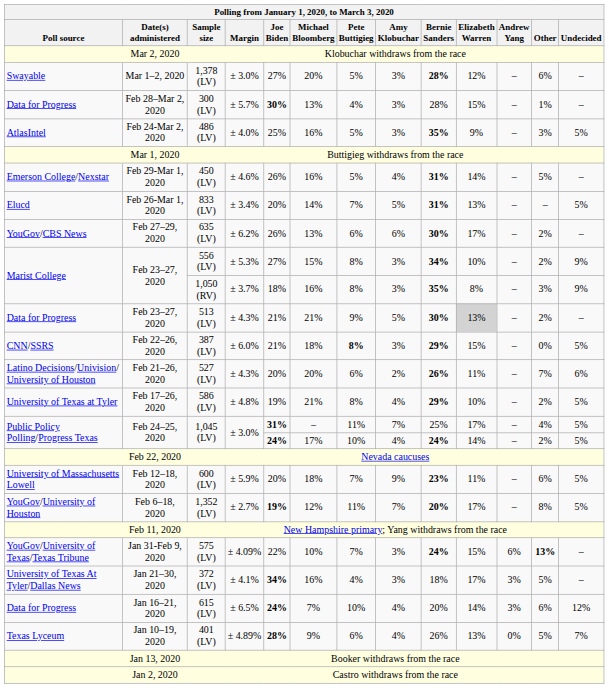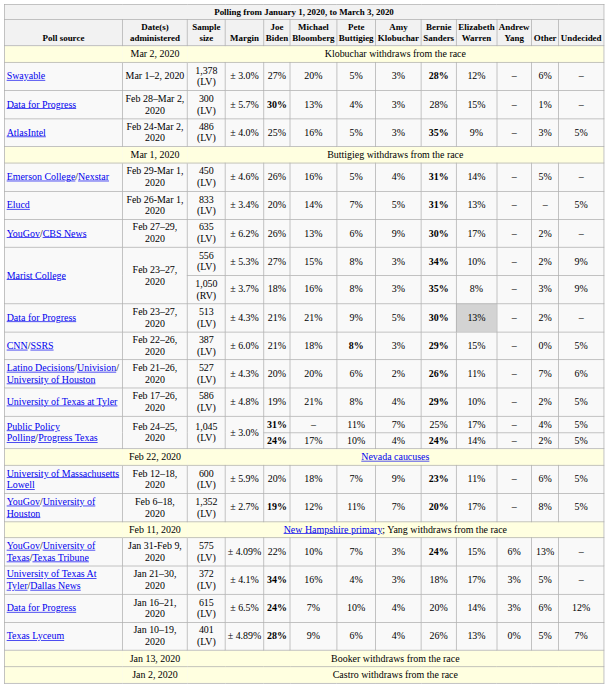(398, 233) 6% -> (398, 233) 9%
(545, 552) bold -> (545, 552) normal
